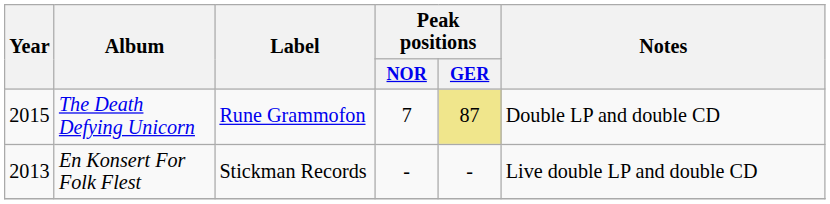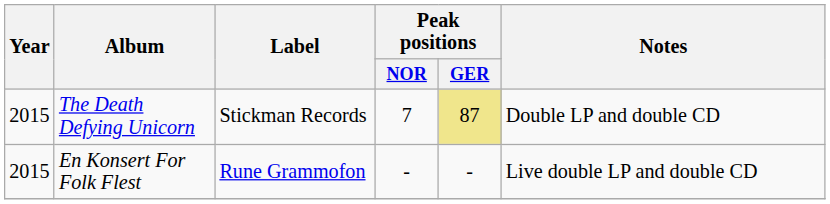(292, 116) Rune Grammofon -> (293, 116) Stickman Records
(29, 171) 2013 -> (29, 171) 2015
(293, 171) Stickman Records -> (292, 171) Rune Grammofon
